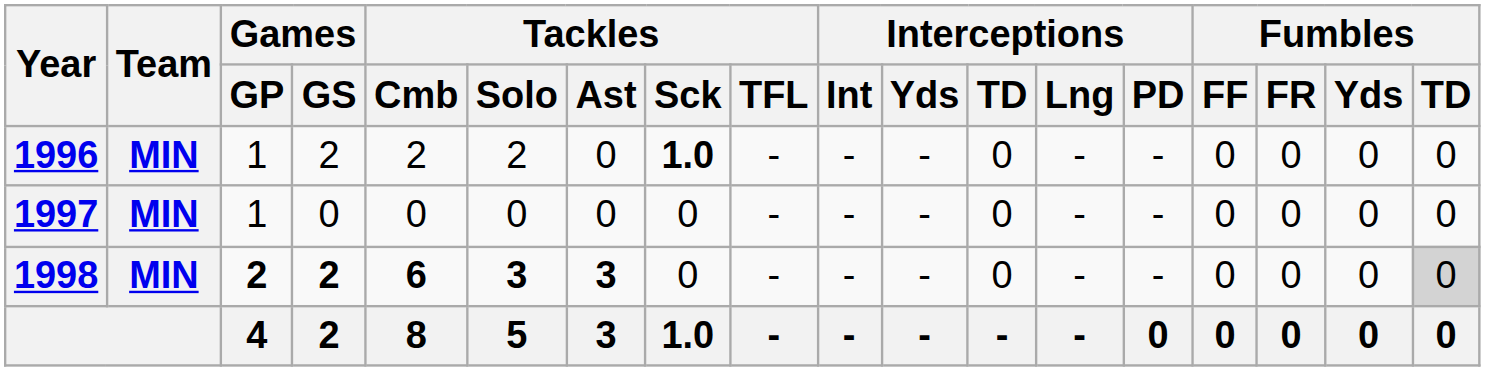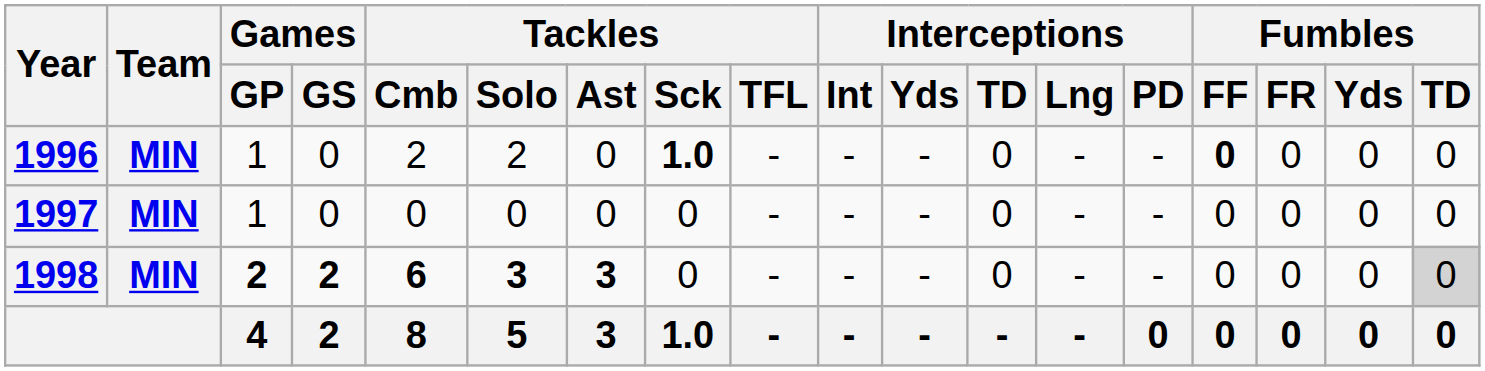(329, 154) 2 -> (329, 154) 0
(1225, 154) normal -> (1225, 154) bold
